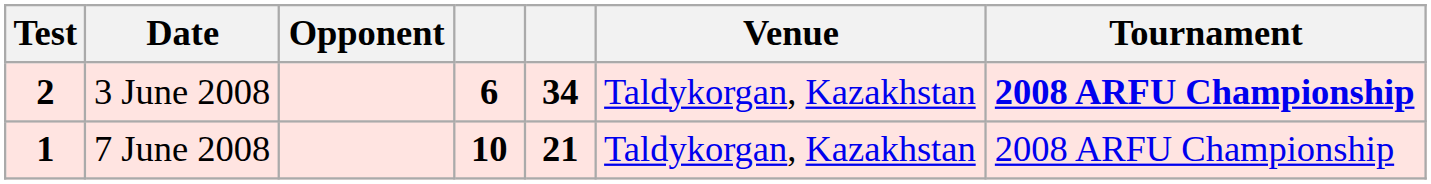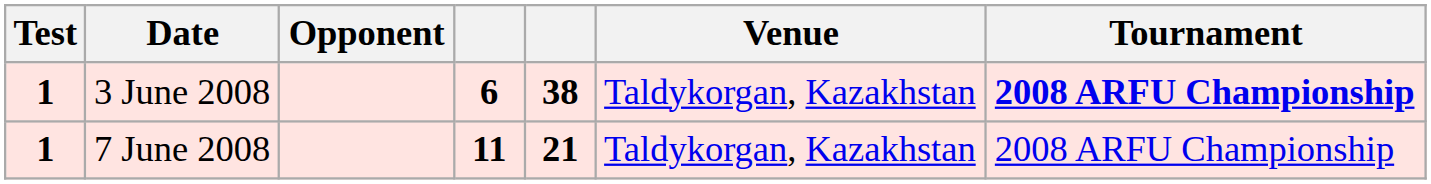(45, 91) 2 -> (45, 91) 1
(560, 91) 34 -> (560, 91) 38
(489, 149) 10 -> (489, 149) 11
